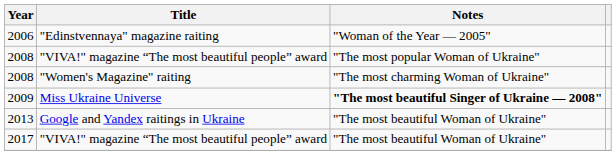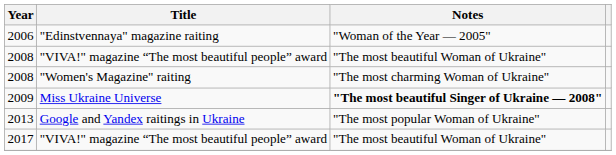(436, 56) "The most popular Woman of Ukraine" -> (440, 56) "The most beautiful Woman of Ukraine"
(440, 118) "The most beautiful Woman of Ukraine" -> (436, 118) "The most popular Woman of Ukraine"
